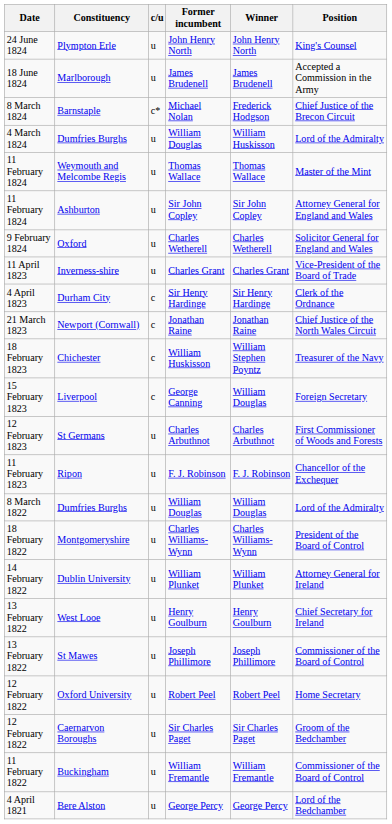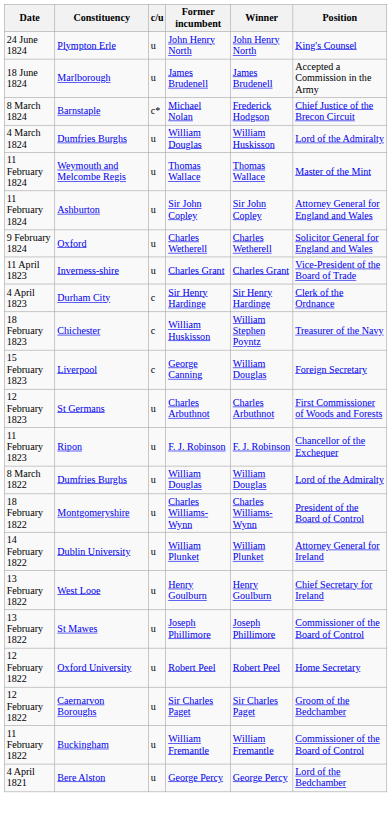- row: (26, 325)
